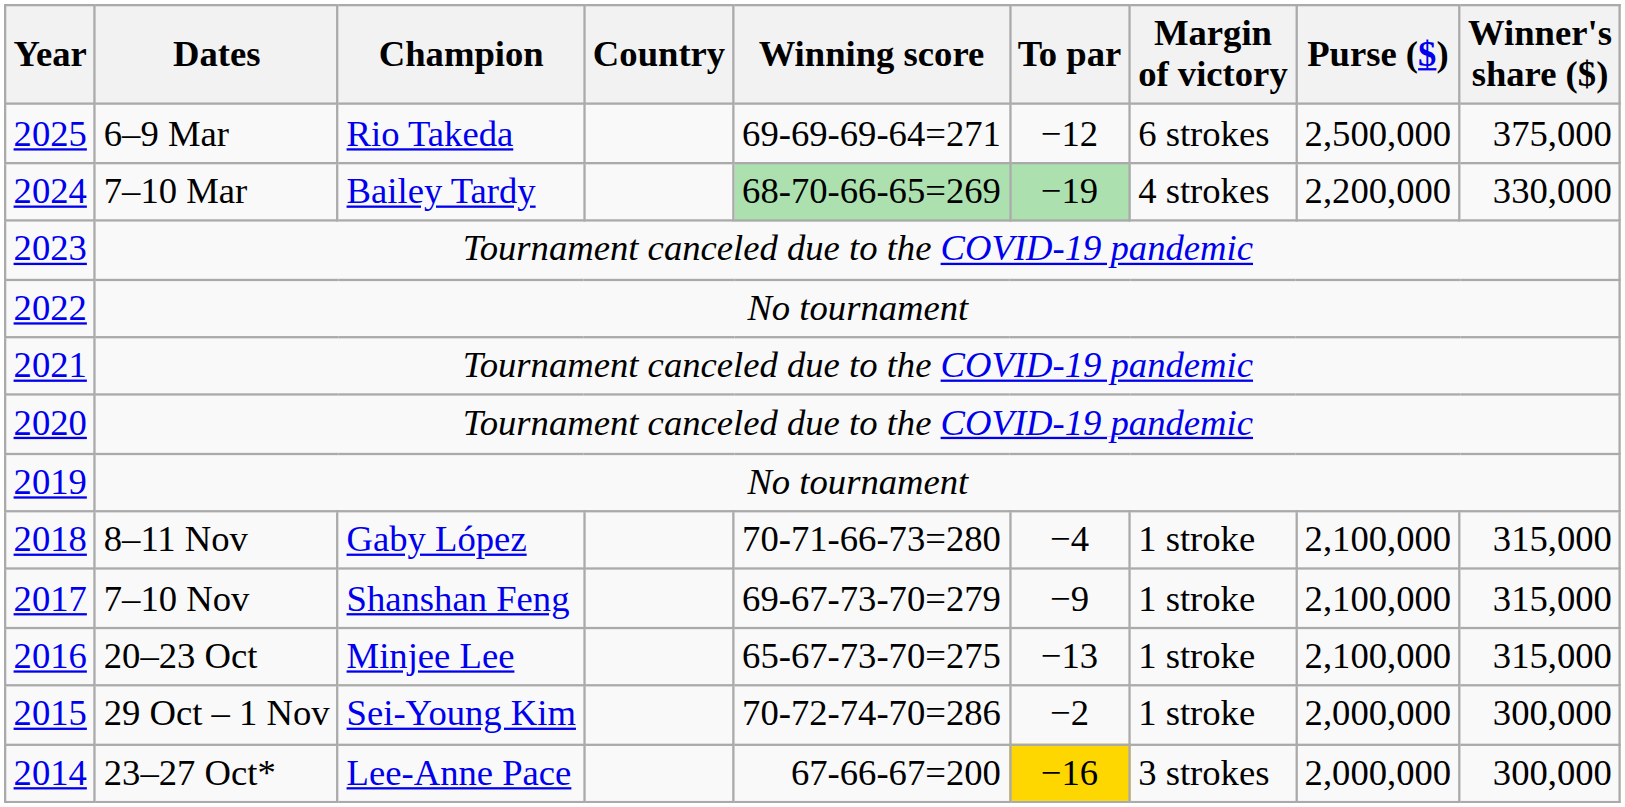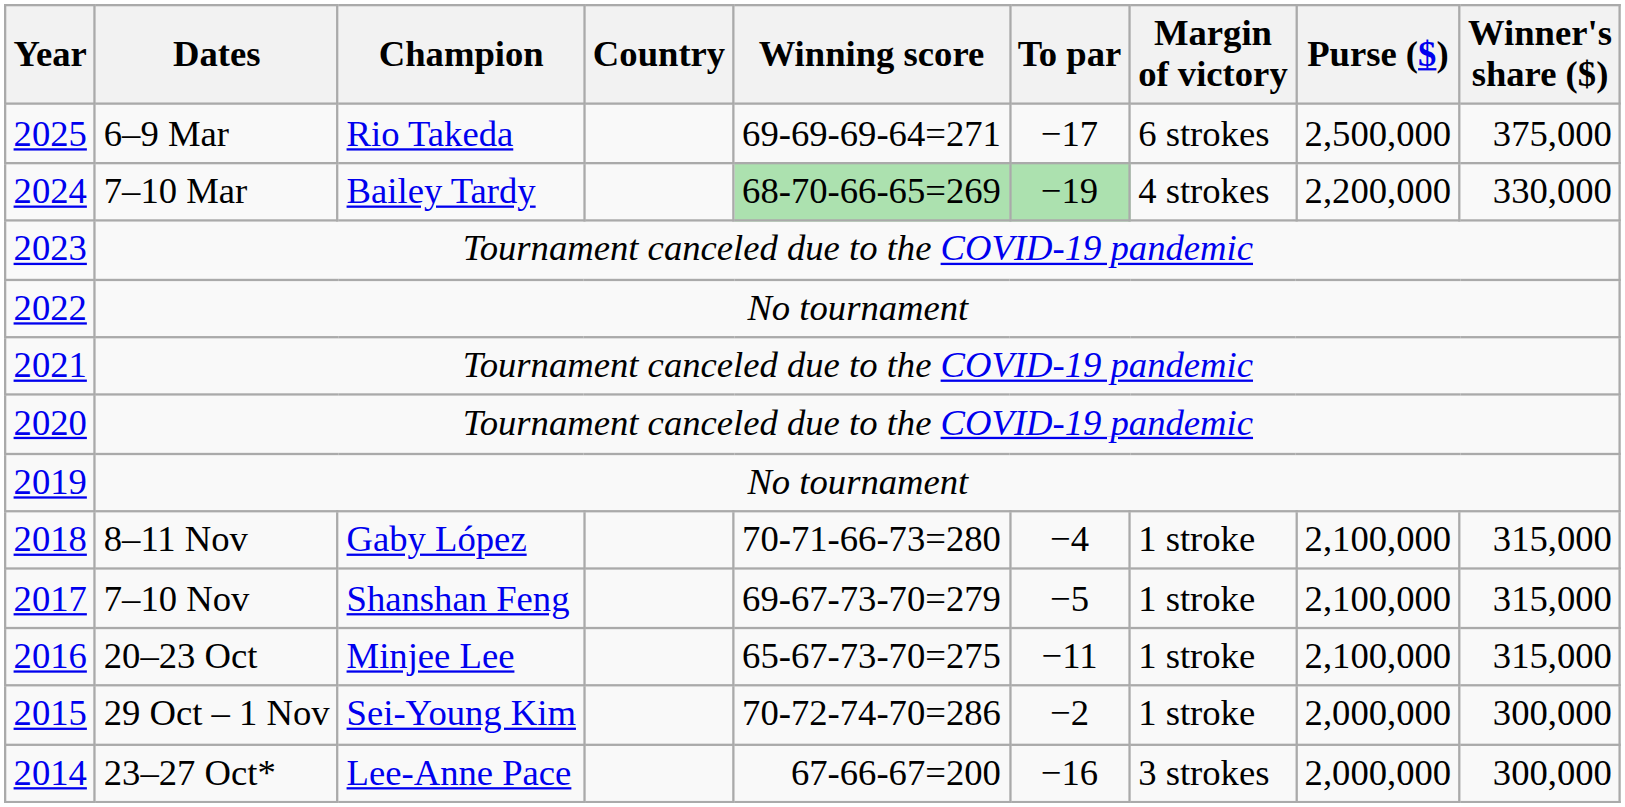(1069, 132) −12 -> (1069, 132) −17
(1069, 597) −9 -> (1069, 597) −5
(1069, 655) −13 -> (1069, 655) −11
(1069, 772) gold background -> (1069, 772) no background
